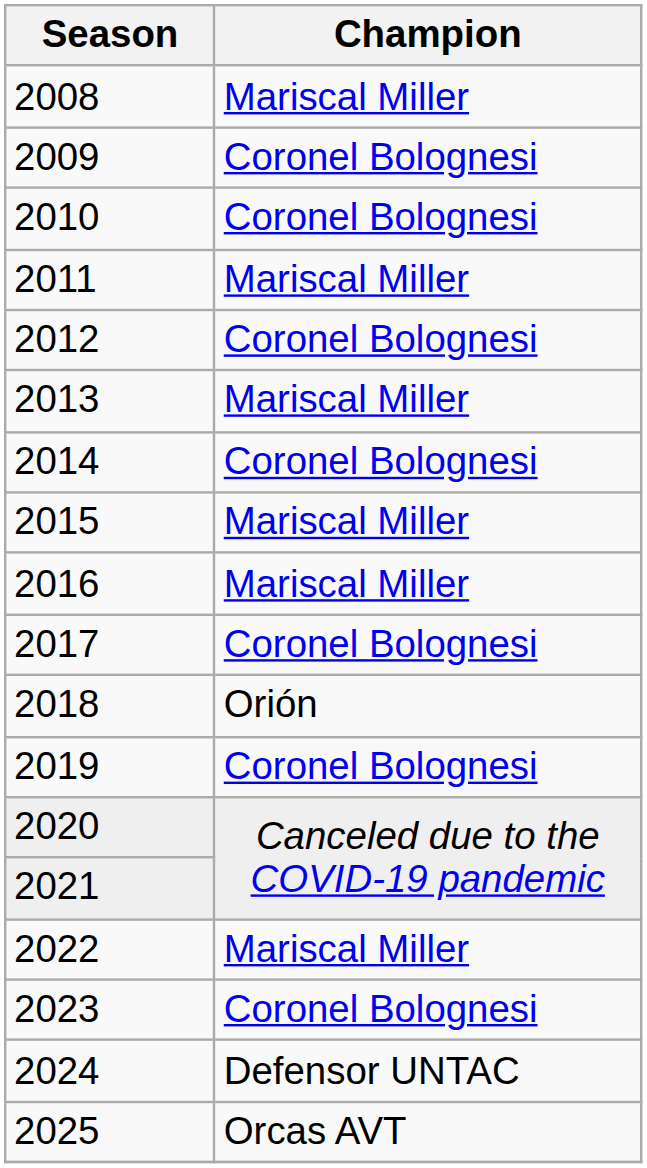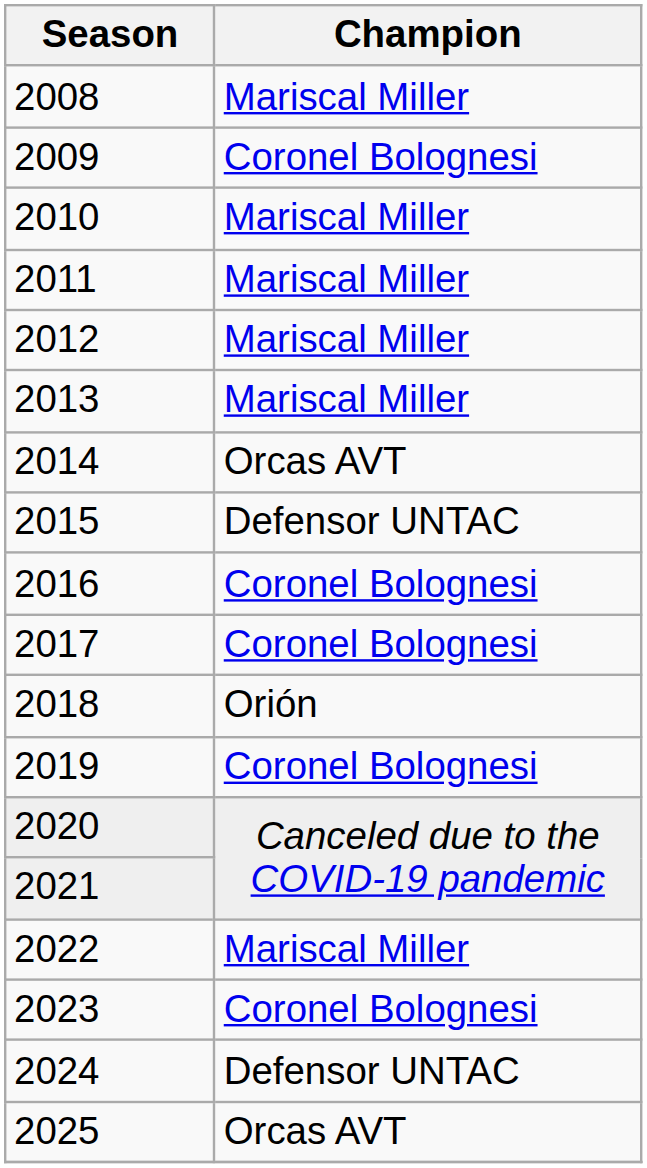(381, 217) Coronel Bolognesi -> (346, 217) Mariscal Miller
(381, 339) Coronel Bolognesi -> (346, 339) Mariscal Miller
(381, 461) Coronel Bolognesi -> (315, 461) Orcas AVT
(346, 522) Mariscal Miller -> (372, 522) Defensor UNTAC
(346, 583) Mariscal Miller -> (381, 583) Coronel Bolognesi
